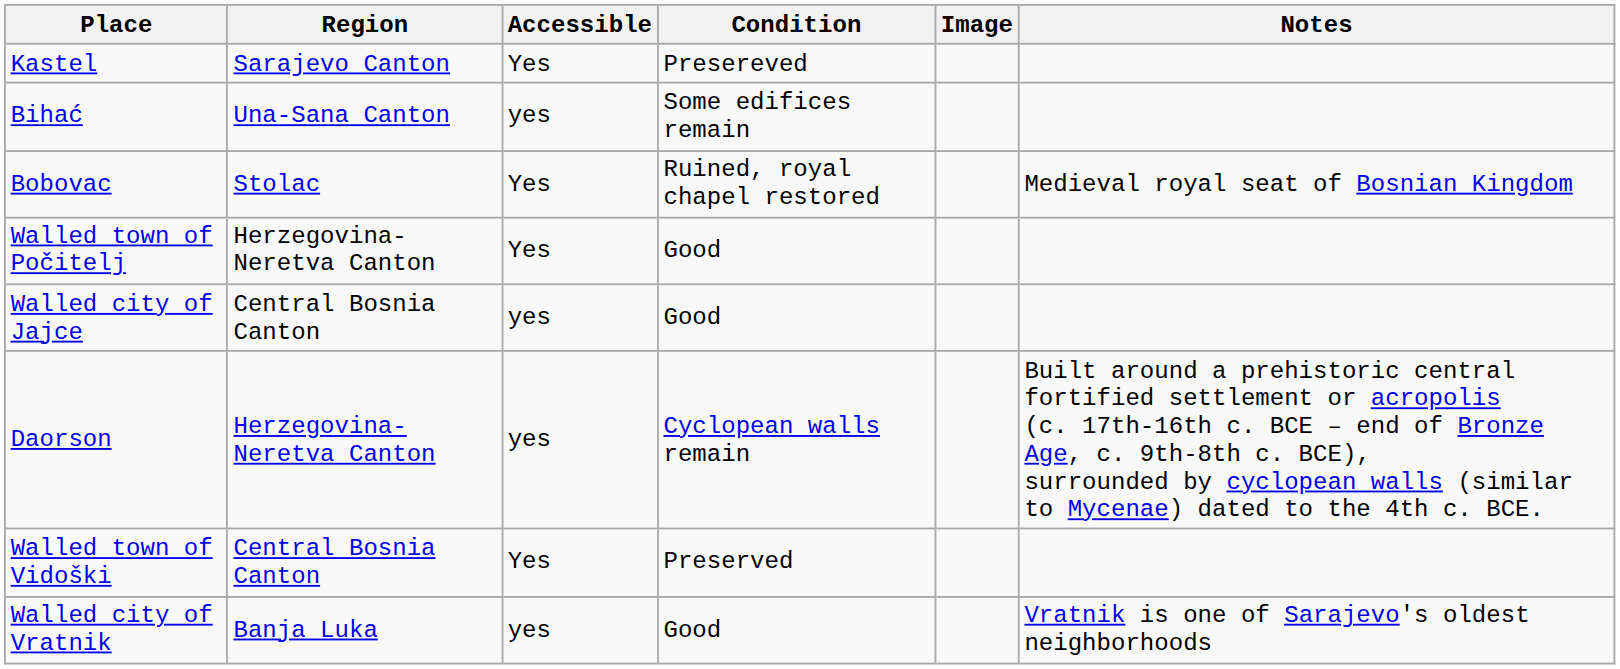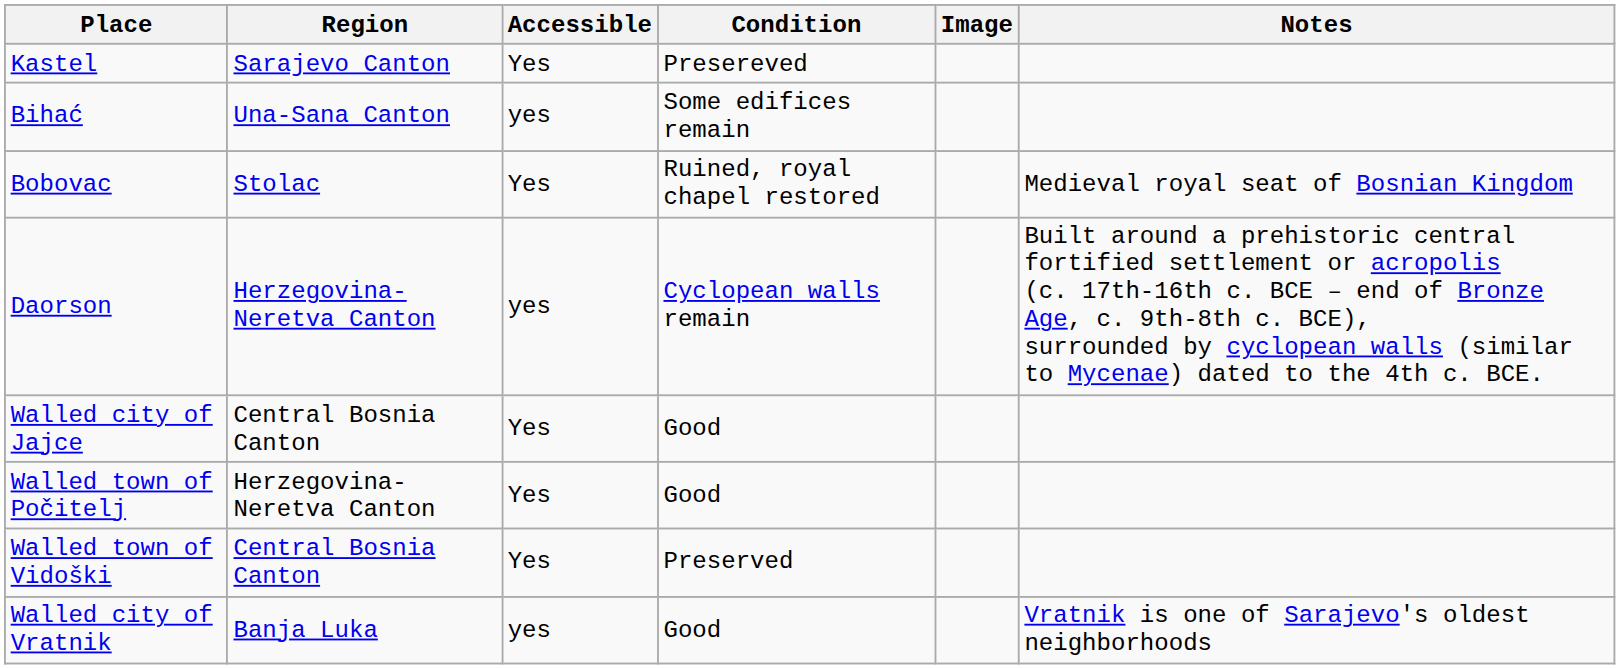rows swapped: (61, 440) <-> (112, 251)
(529, 318) yes -> (529, 429) Yes
